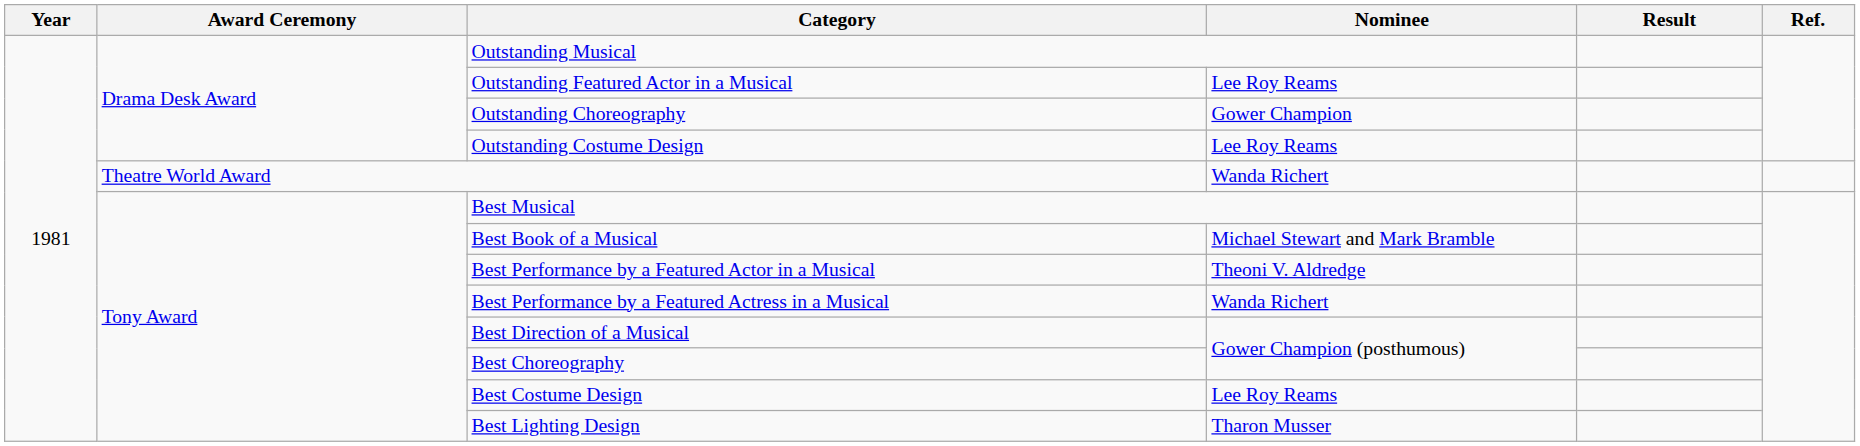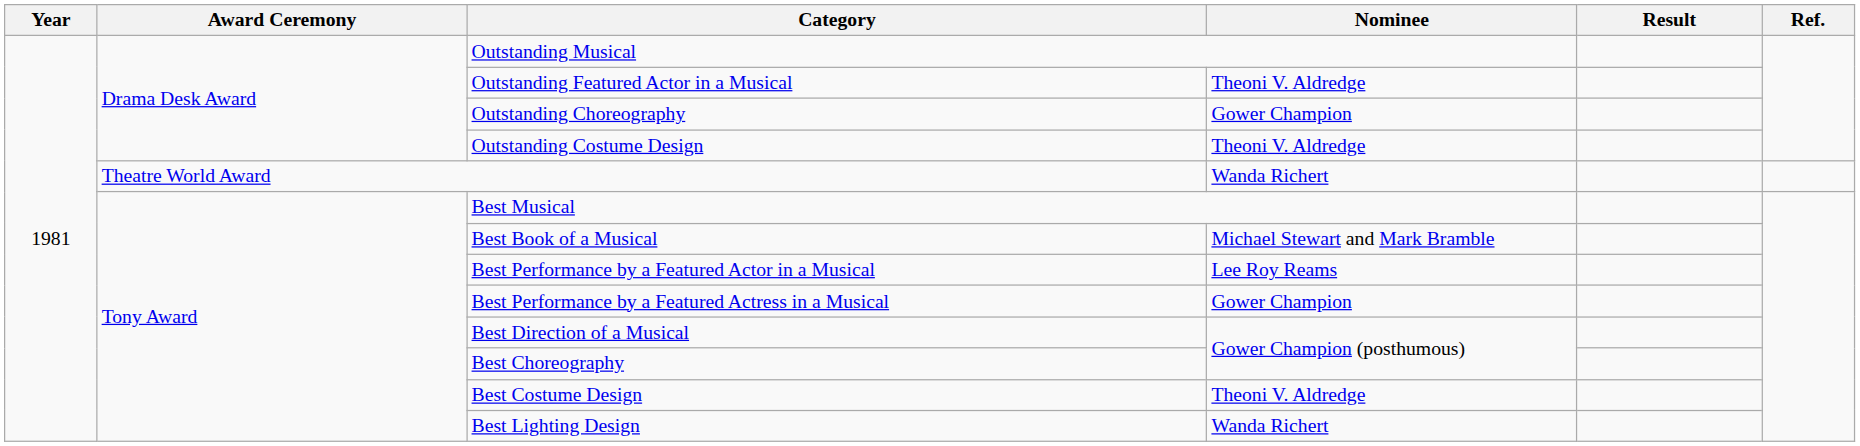(1274, 82) Lee Roy Reams -> (1288, 82) Theoni V. Aldredge
(1274, 144) Lee Roy Reams -> (1288, 144) Theoni V. Aldredge
(1288, 269) Theoni V. Aldredge -> (1274, 269) Lee Roy Reams
(1270, 301) Wanda Richert -> (1282, 301) Gower Champion
(1274, 394) Lee Roy Reams -> (1288, 394) Theoni V. Aldredge
(1271, 425) Tharon Musser -> (1270, 425) Wanda Richert
